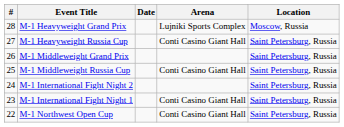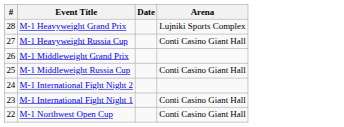- column: (293, 12)
